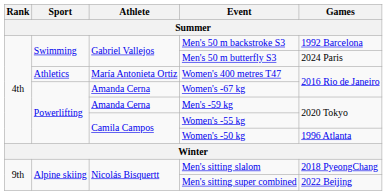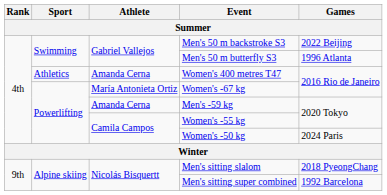(332, 43) 1992 Barcelona -> (327, 43) 2022 Beijing
(322, 58) 2024 Paris -> (326, 58) 1996 Atlanta
(134, 74) María Antonieta Ortiz -> (121, 74) Amanda Cerna
(121, 89) Amanda Cerna -> (134, 89) María Antonieta Ortiz
(326, 136) 1996 Atlanta -> (322, 136) 2024 Paris
(327, 182) 2022 Beijing -> (332, 182) 1992 Barcelona
